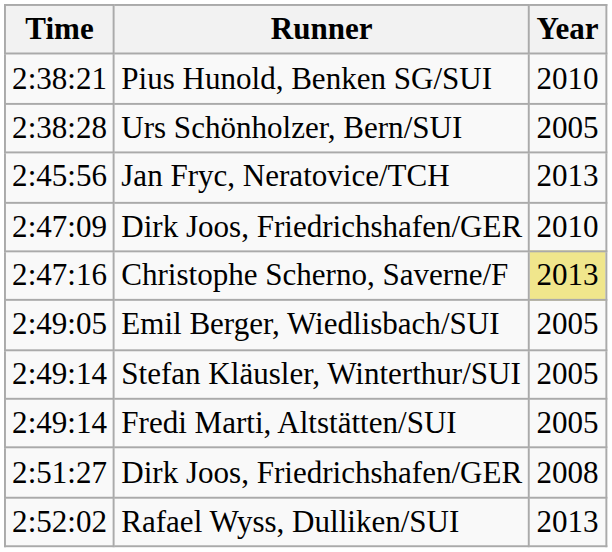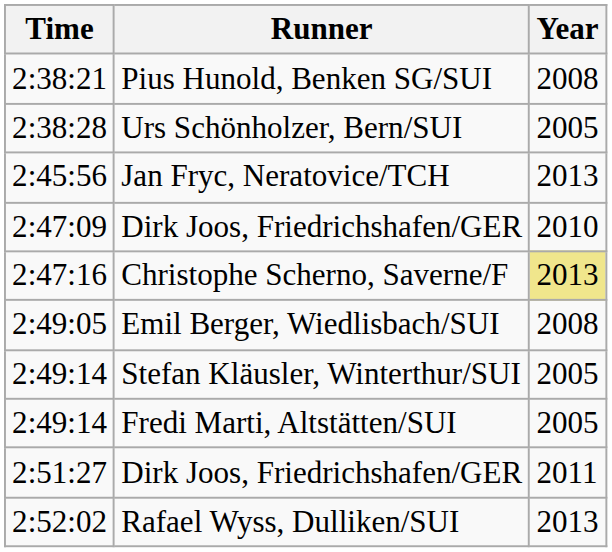(568, 78) 2010 -> (568, 78) 2008
(568, 324) 2005 -> (568, 324) 2008
(568, 472) 2008 -> (567, 472) 2011
